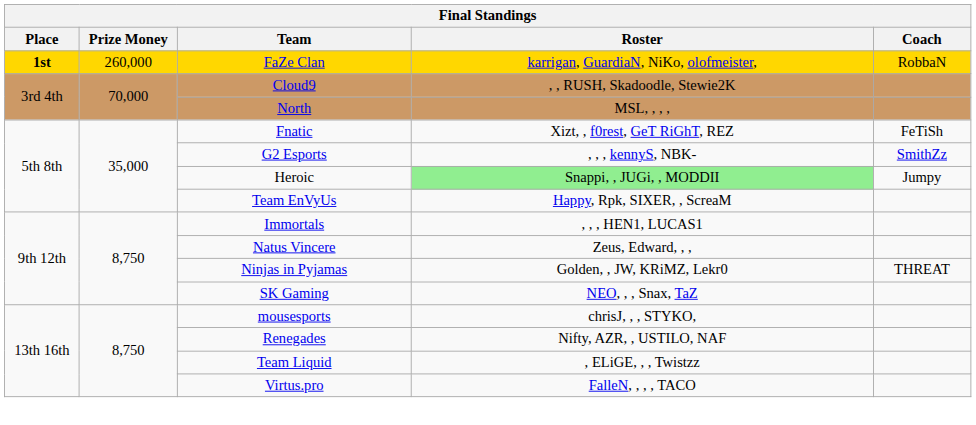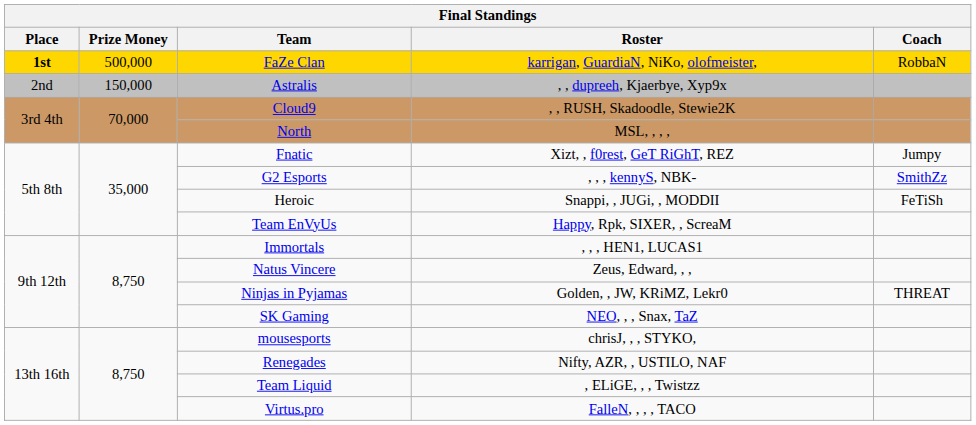(128, 62) 260,000 -> (128, 62) 500,000
+ row: (294, 85)
(922, 131) FeTiSh -> (922, 154) Jumpy
(642, 177) lightgreen background -> (642, 200) no background
(922, 177) Jumpy -> (922, 200) FeTiSh
